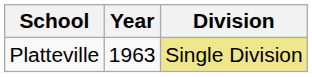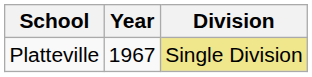(132, 54) 1963 -> (132, 54) 1967
